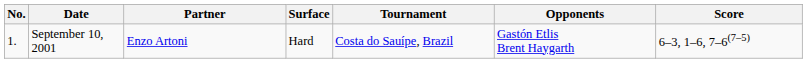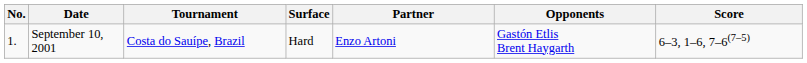columns swapped: (413, 14) <-> (205, 14)
